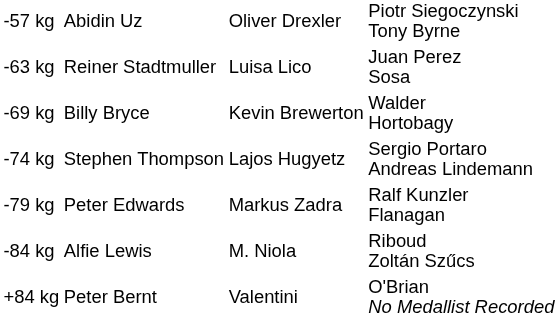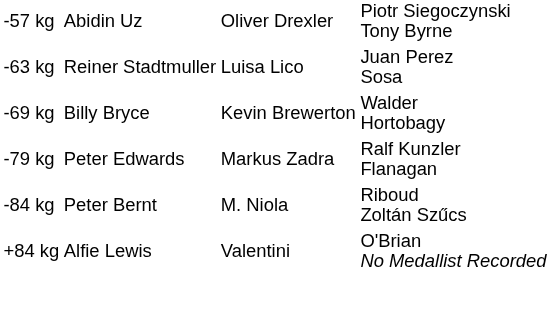- row: (29, 159)
(108, 251) Alfie Lewis -> (110, 205) Peter Bernt
(110, 297) Peter Bernt -> (108, 251) Alfie Lewis
